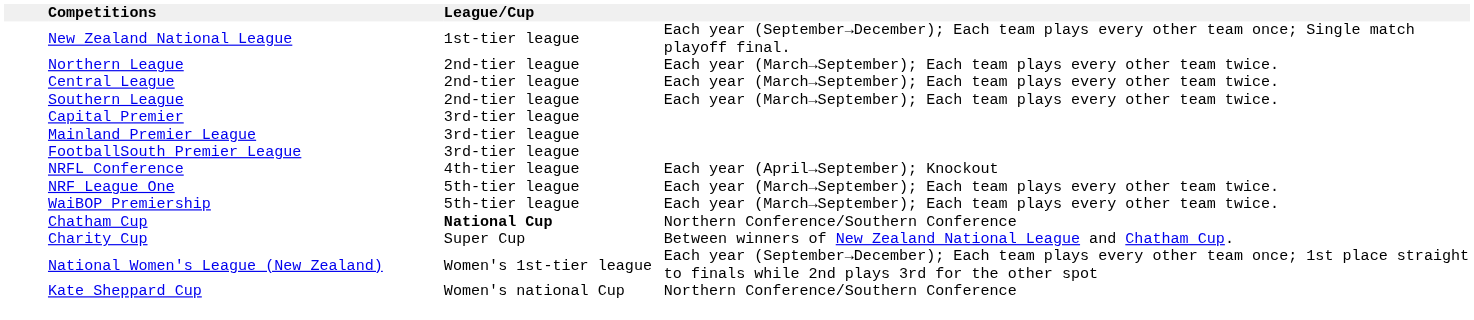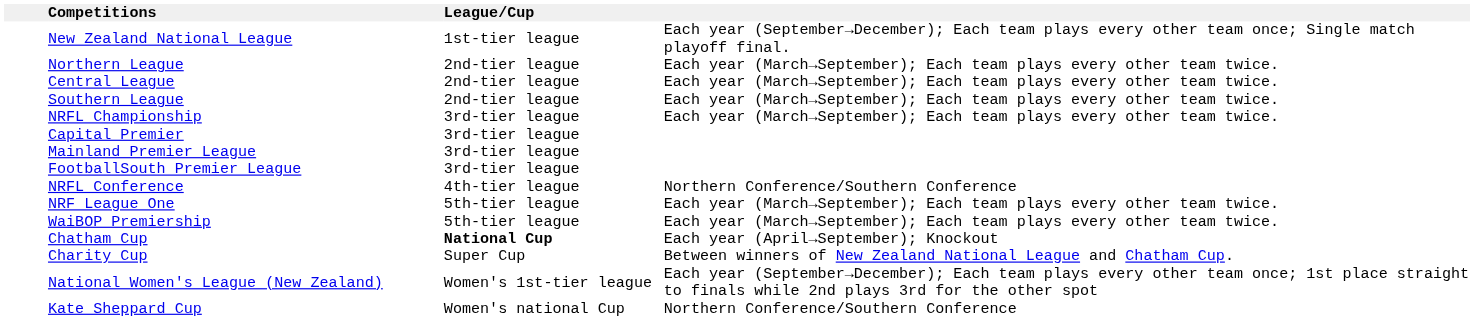+ row: (125, 117)
(831, 169) Each year (April→September); Knockout -> (840, 187) Northern Conference/Southern Conference
(840, 221) Northern Conference/Southern Conference -> (831, 239) Each year (April→September); Knockout
